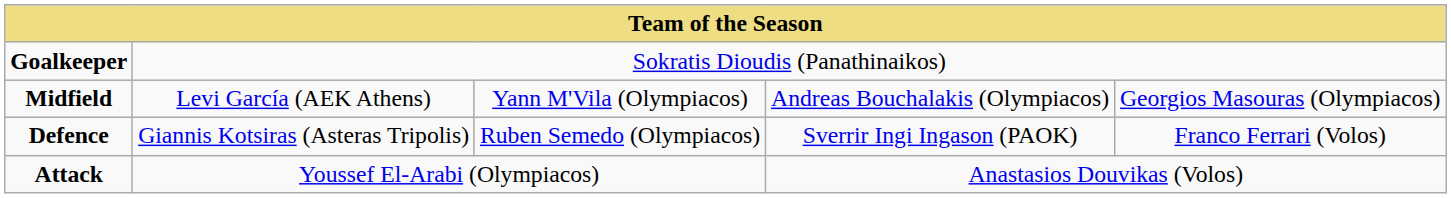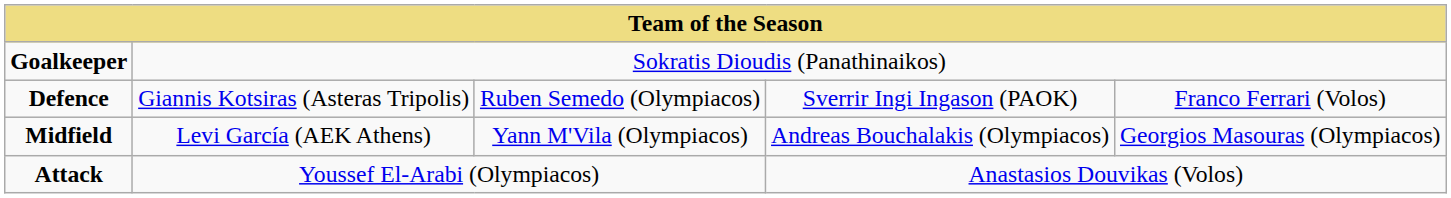rows swapped: (69, 135) <-> (69, 98)
